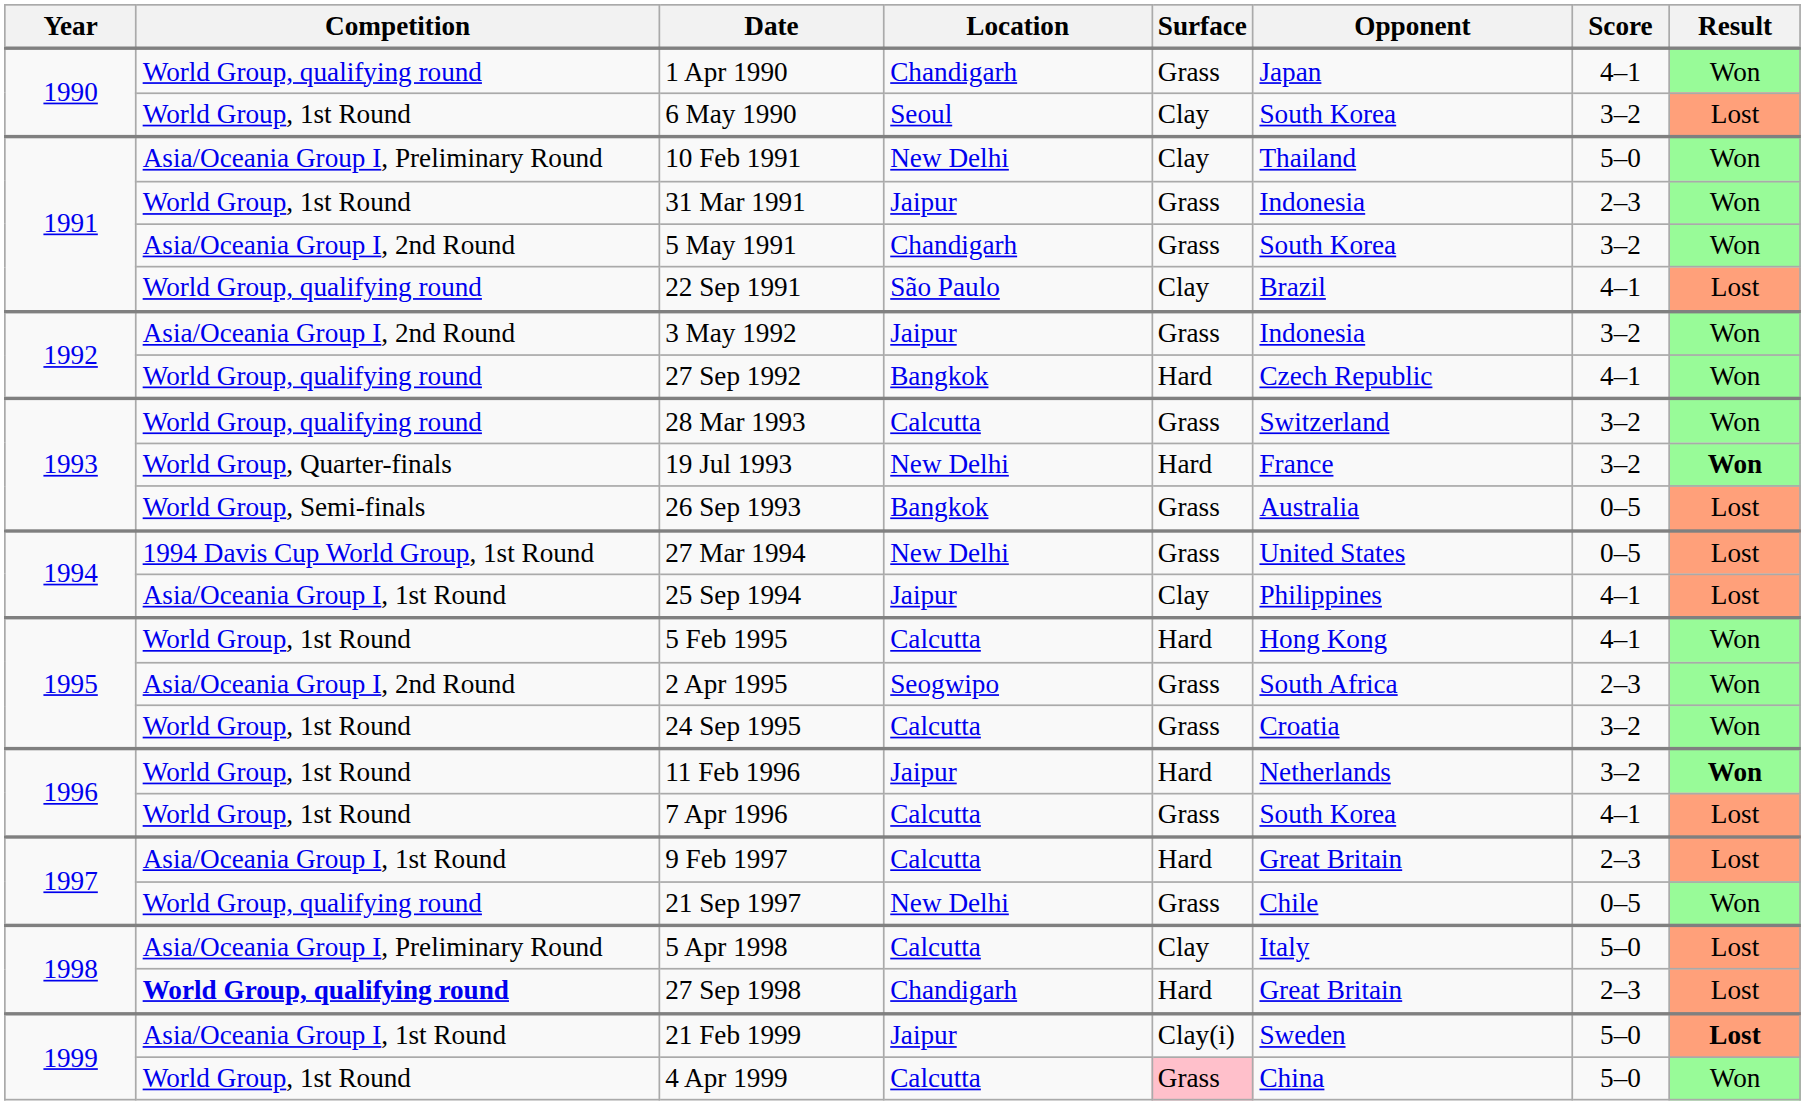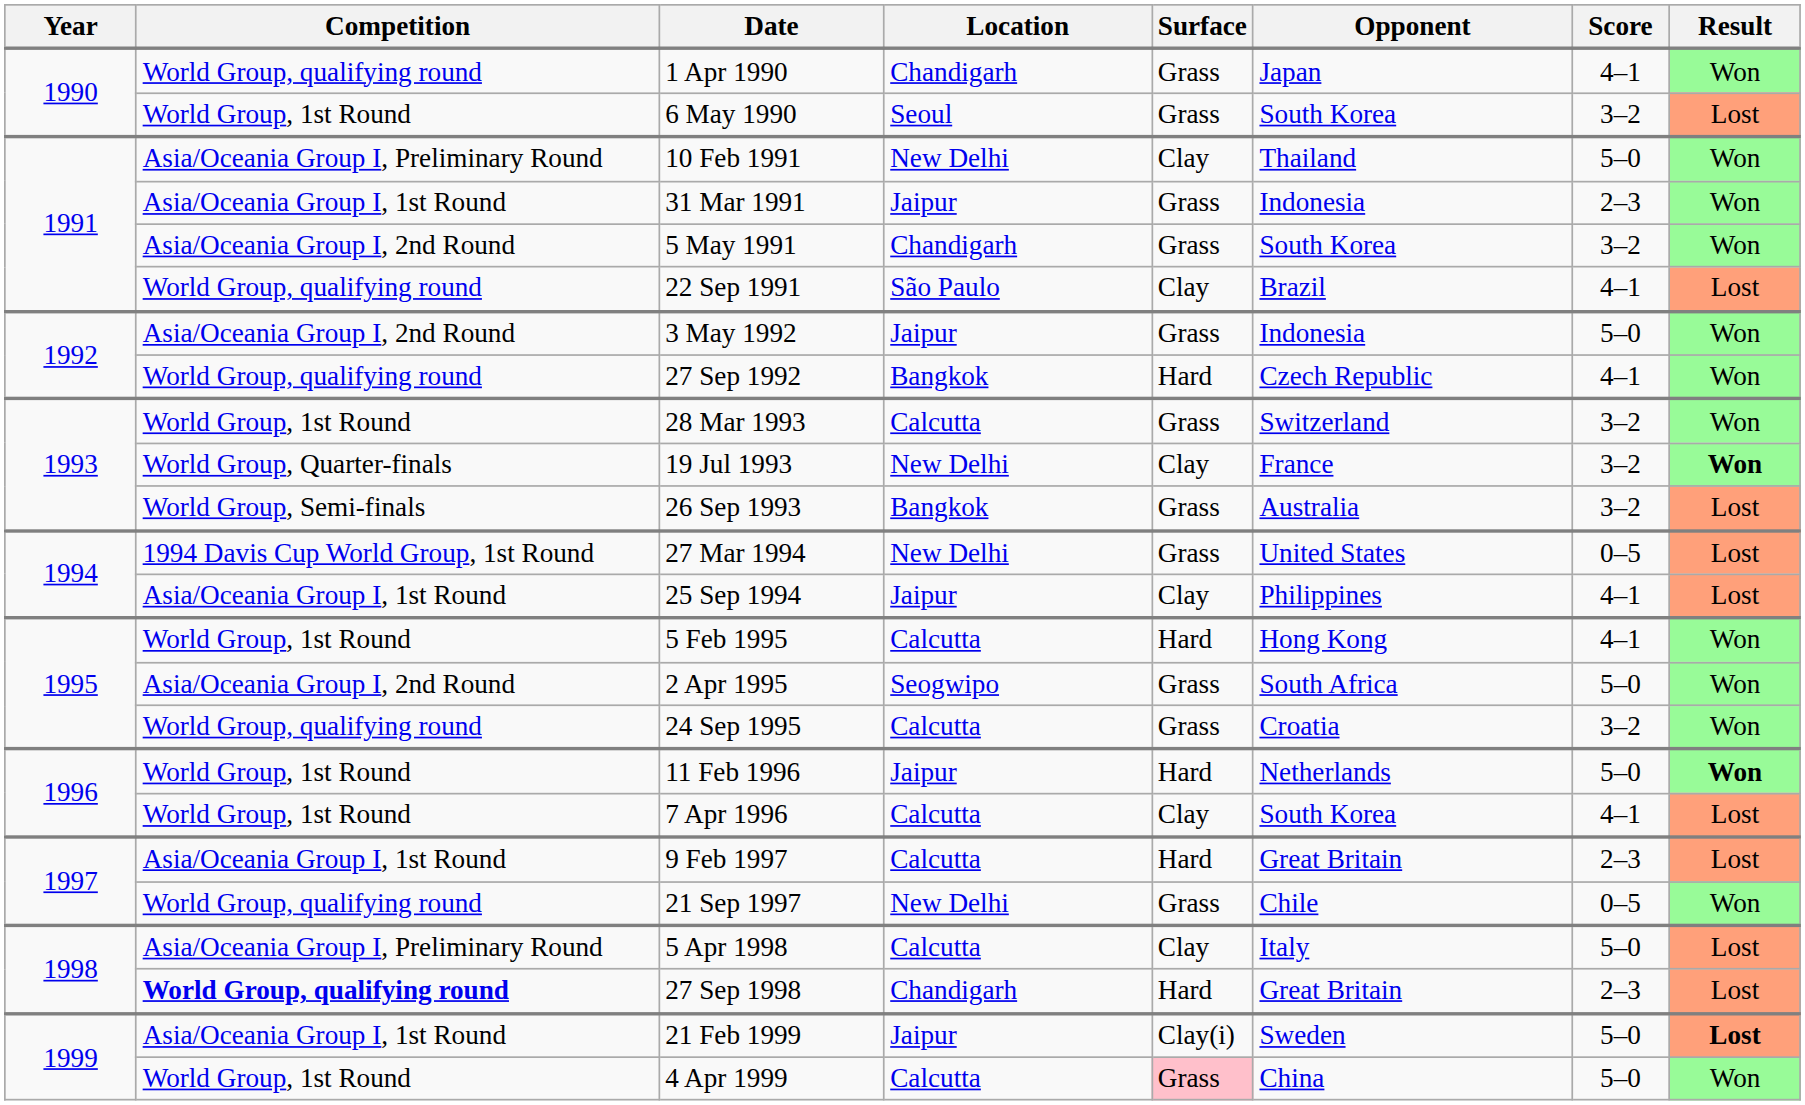(1183, 114) Clay -> (1189, 114) Grass
(277, 202) World Group, 1st Round -> (324, 202) Asia/Oceania Group I, 1st Round
(1620, 333) 3–2 -> (1620, 333) 5–0
(312, 421) World Group, qualifying round -> (277, 421) World Group, 1st Round
(1185, 464) Hard -> (1183, 464) Clay
(1620, 507) 0–5 -> (1620, 507) 3–2
(1620, 683) 2–3 -> (1620, 683) 5–0
(277, 726) World Group, 1st Round -> (312, 726) World Group, qualifying round
(1620, 771) 3–2 -> (1620, 771) 5–0
(1189, 814) Grass -> (1183, 814) Clay
